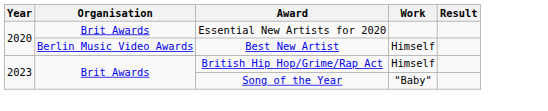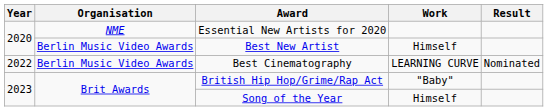(115, 30) Brit Awards -> (115, 30) NME
+ row: (292, 64)
(413, 64) Himself -> (435, 81) "Baby"
(413, 81) "Baby" -> (435, 98) Himself
